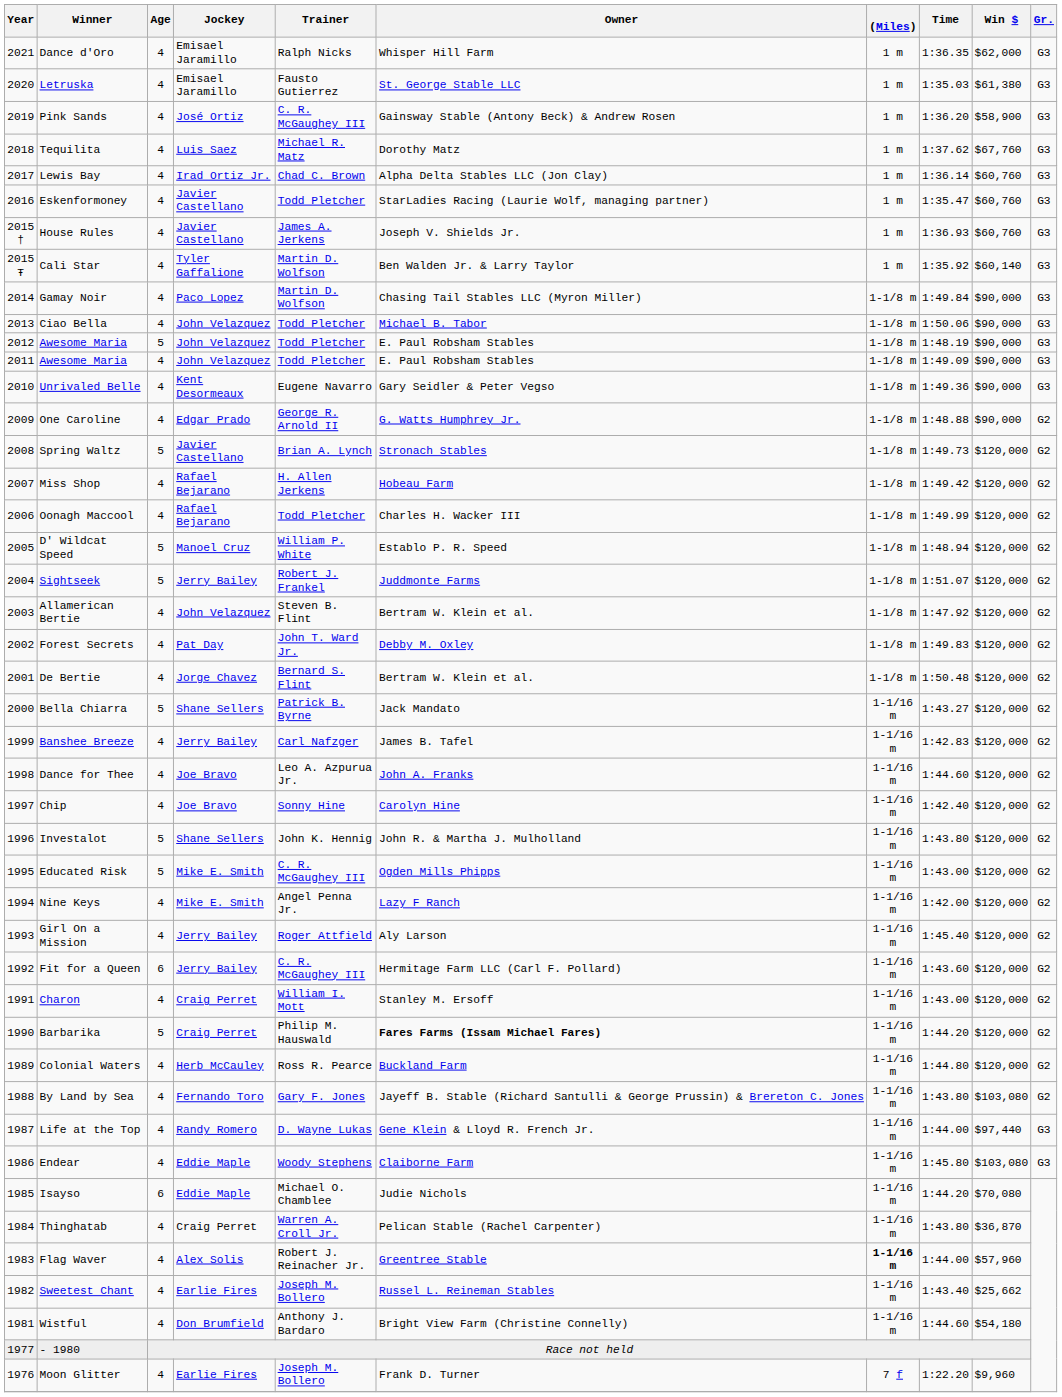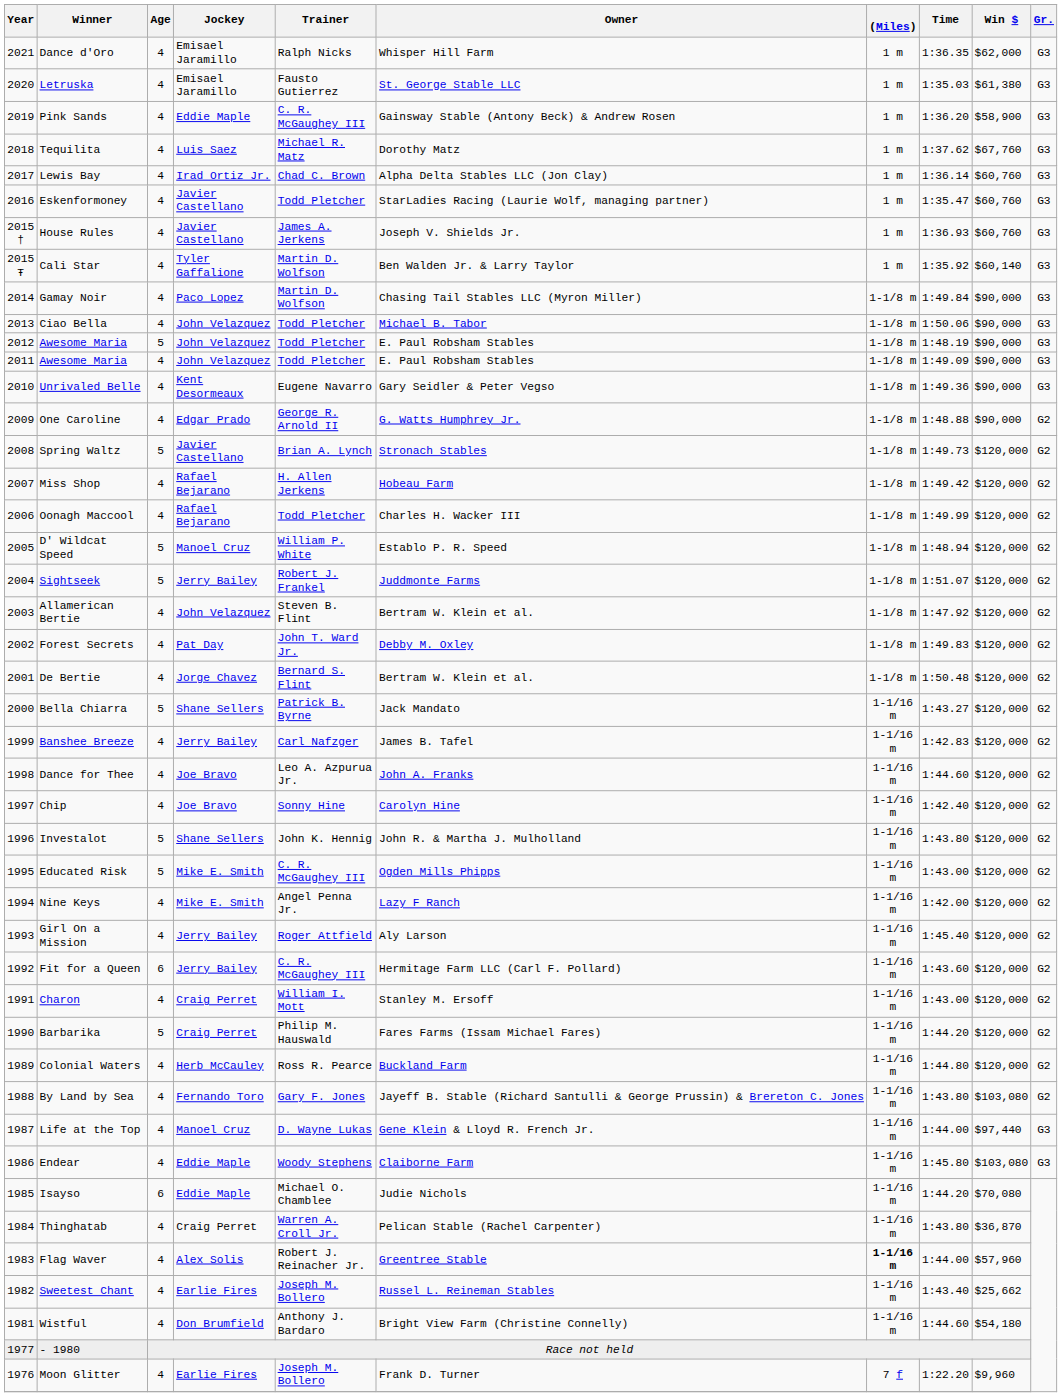(210, 117) José Ortiz -> (213, 117) Eddie Maple
(490, 1033) bold -> (490, 1033) normal
(217, 1130) Randy Romero -> (213, 1130) Manoel Cruz
